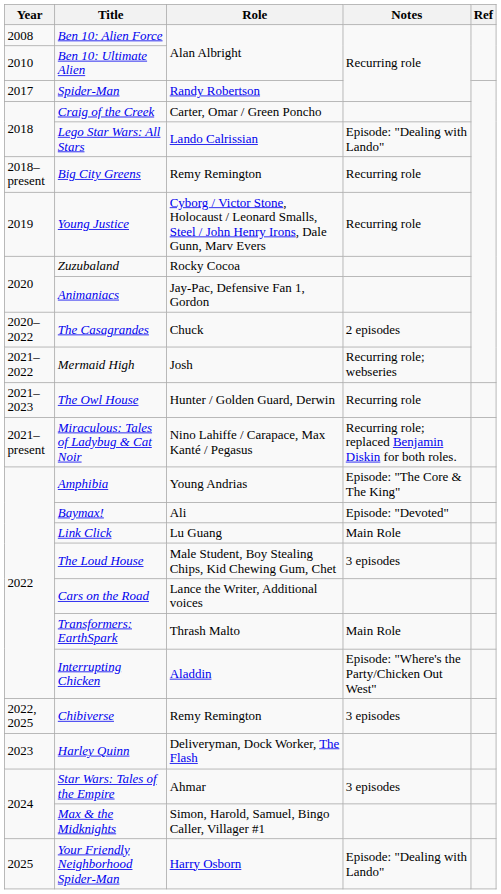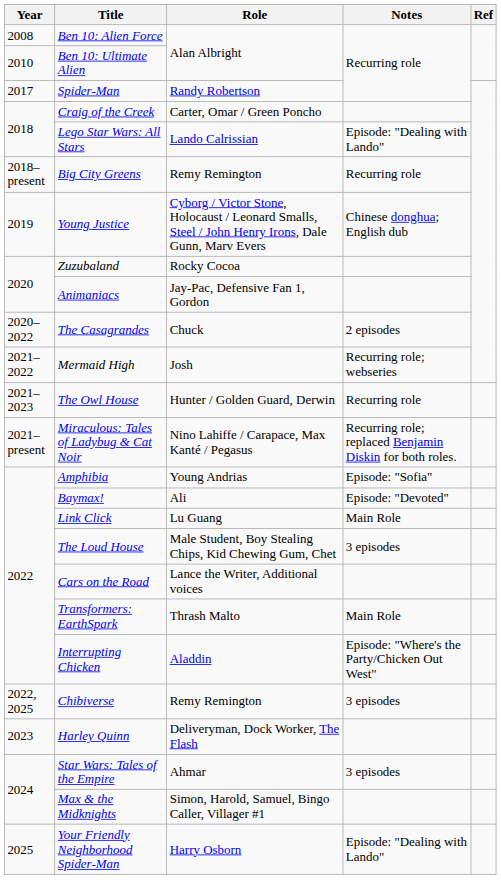(383, 224) Recurring role -> (392, 224) Chinese donghua; English dub
(404, 484) Episode: "The Core & The King" -> (389, 477) Episode: "Sofia"
